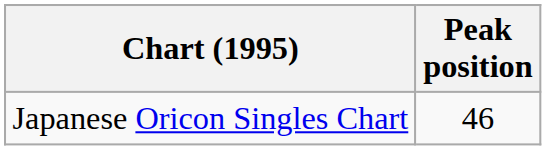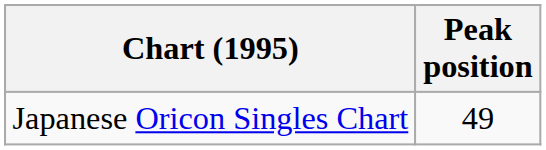(478, 117) 46 -> (478, 117) 49
